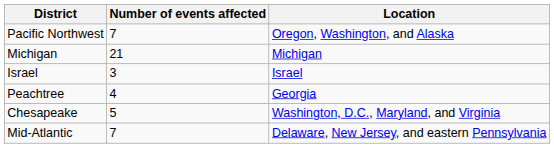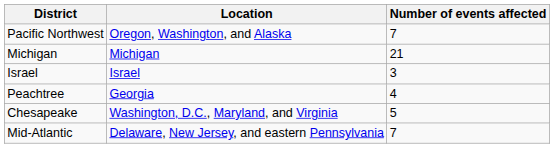columns swapped: (409, 14) <-> (188, 14)
